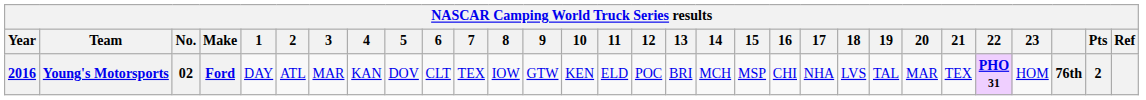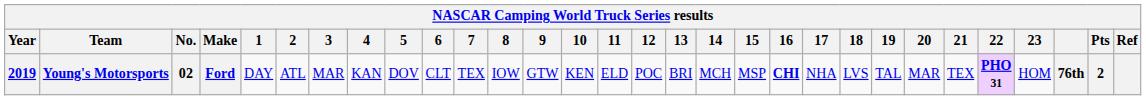(22, 74) 2016 -> (22, 74) 2019
(785, 74) normal -> (786, 74) bold
